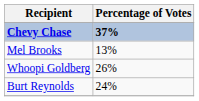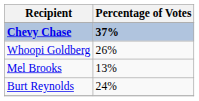rows swapped: (34, 50) <-> (49, 68)
